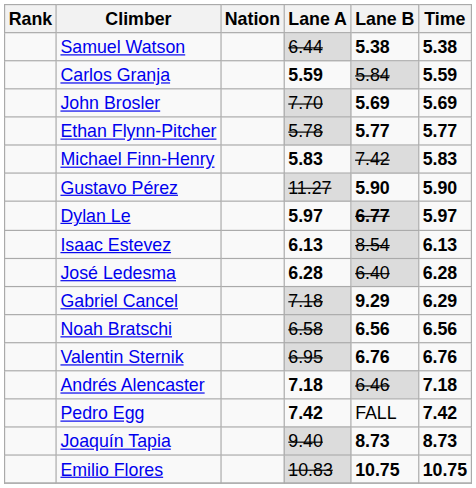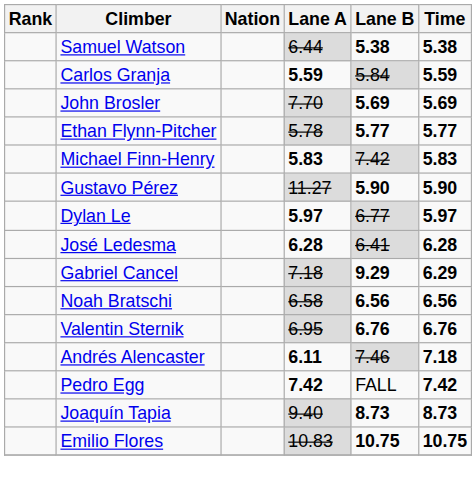(372, 216) bold -> (372, 216) normal
- row: (116, 244)
(372, 272) 6.40 -> (372, 244) 6.41
(306, 385) 7.18 -> (305, 357) 6.11
(372, 385) 6.46 -> (372, 357) 7.46
